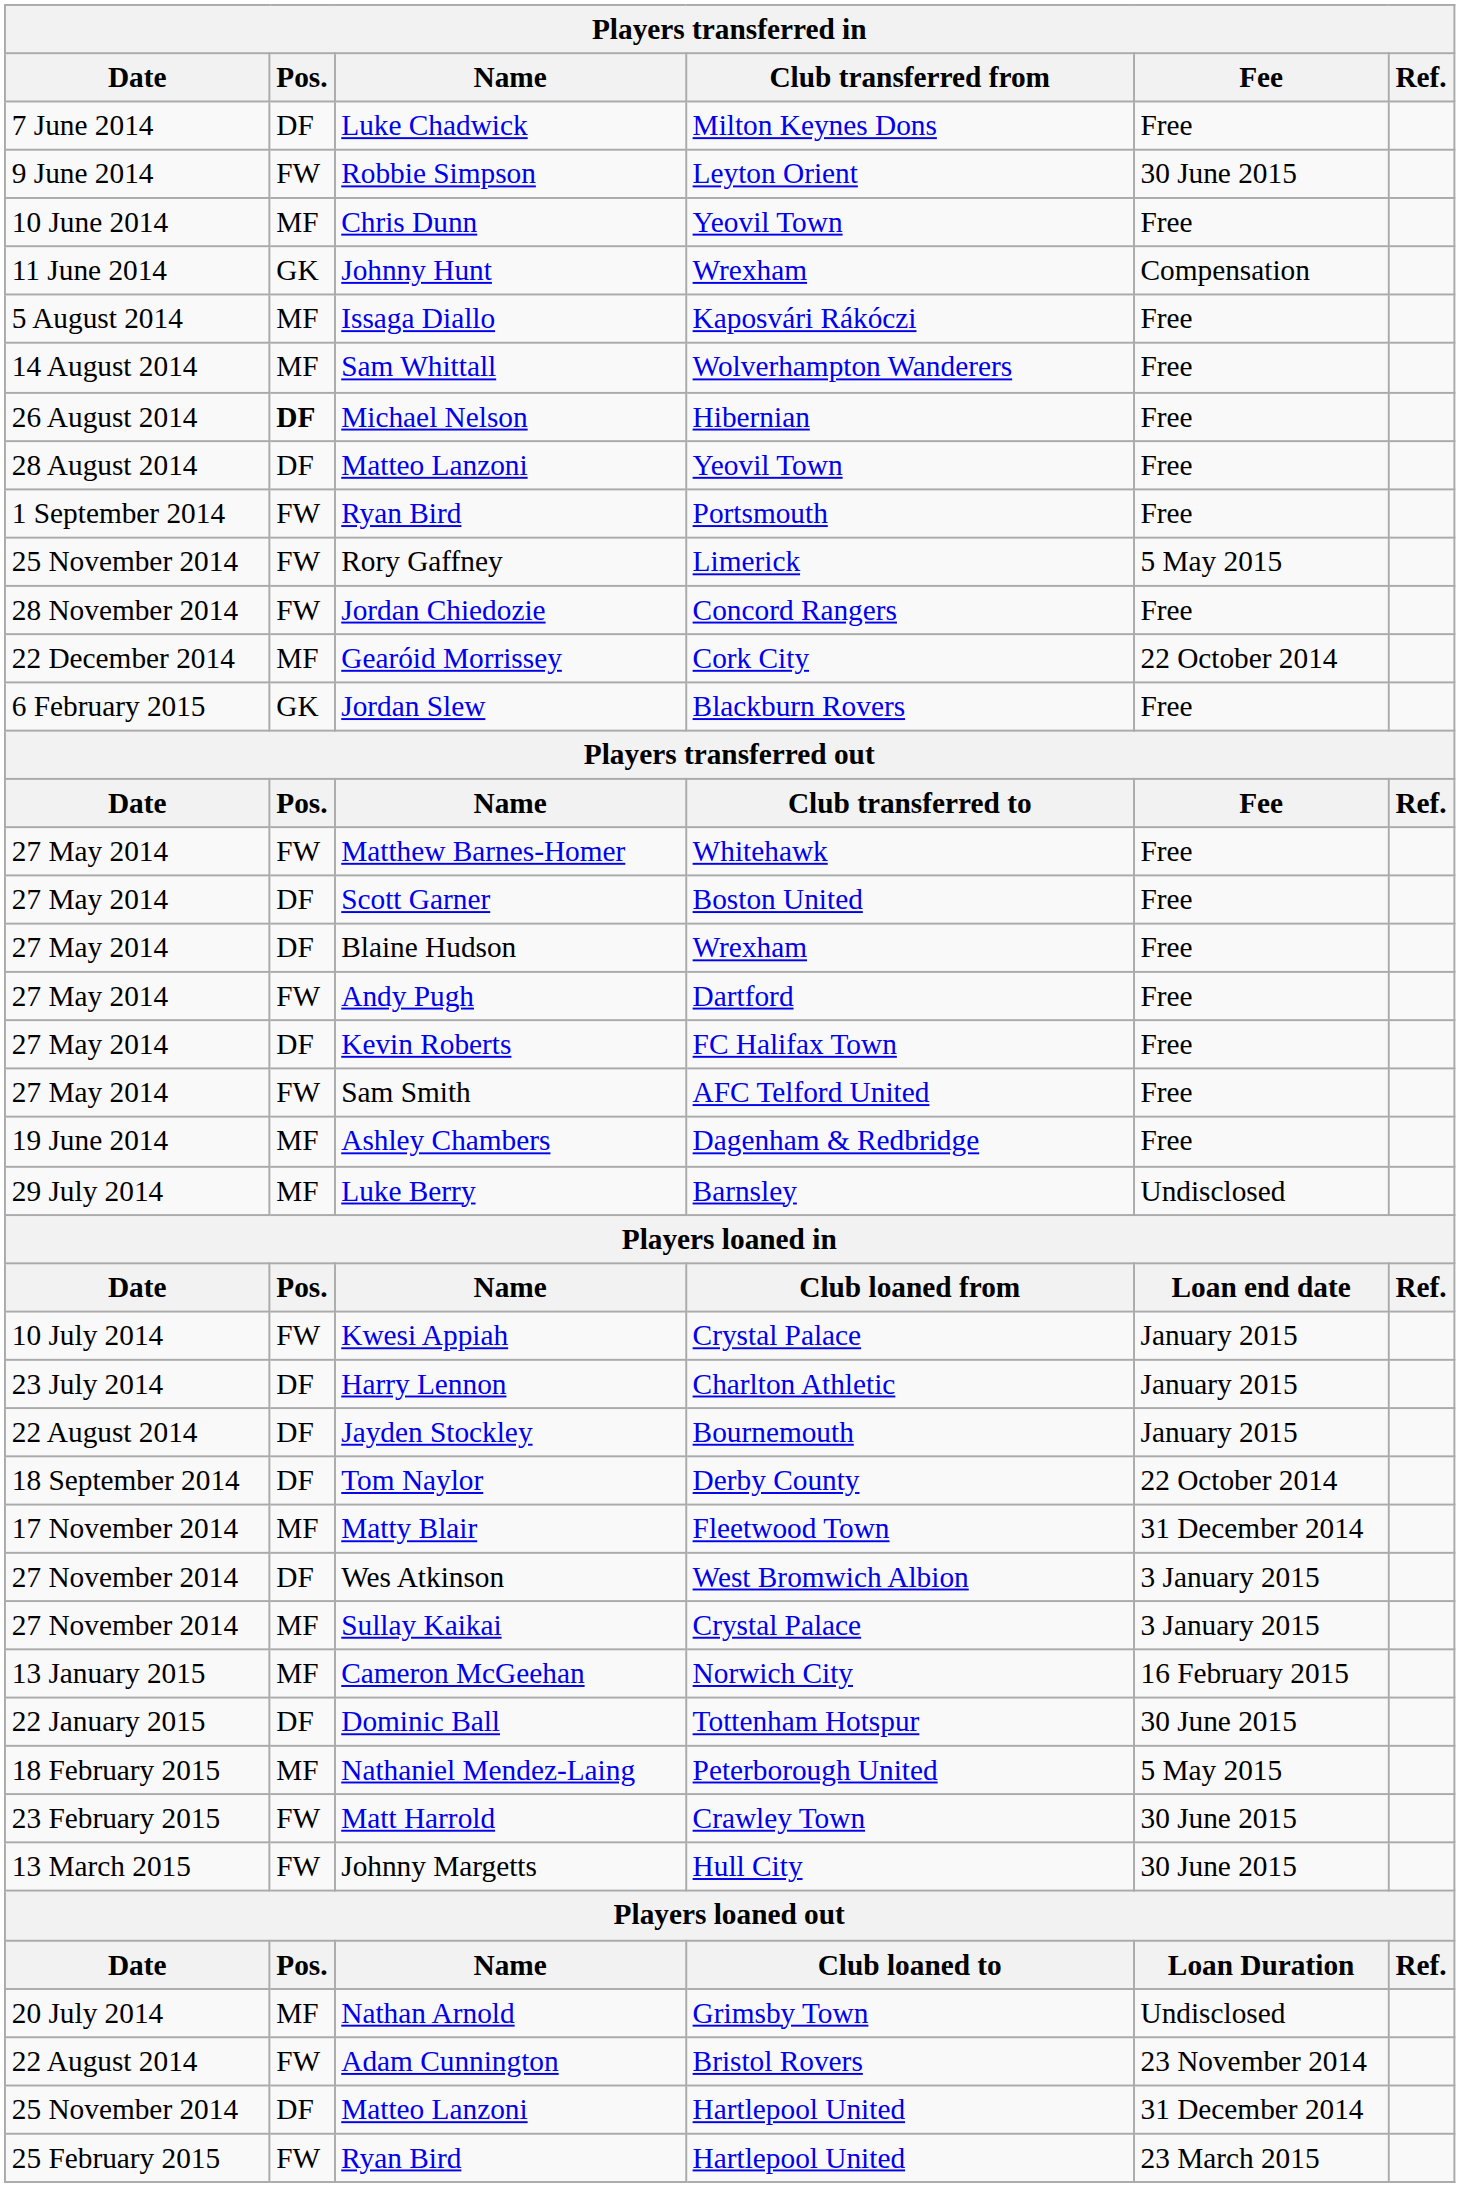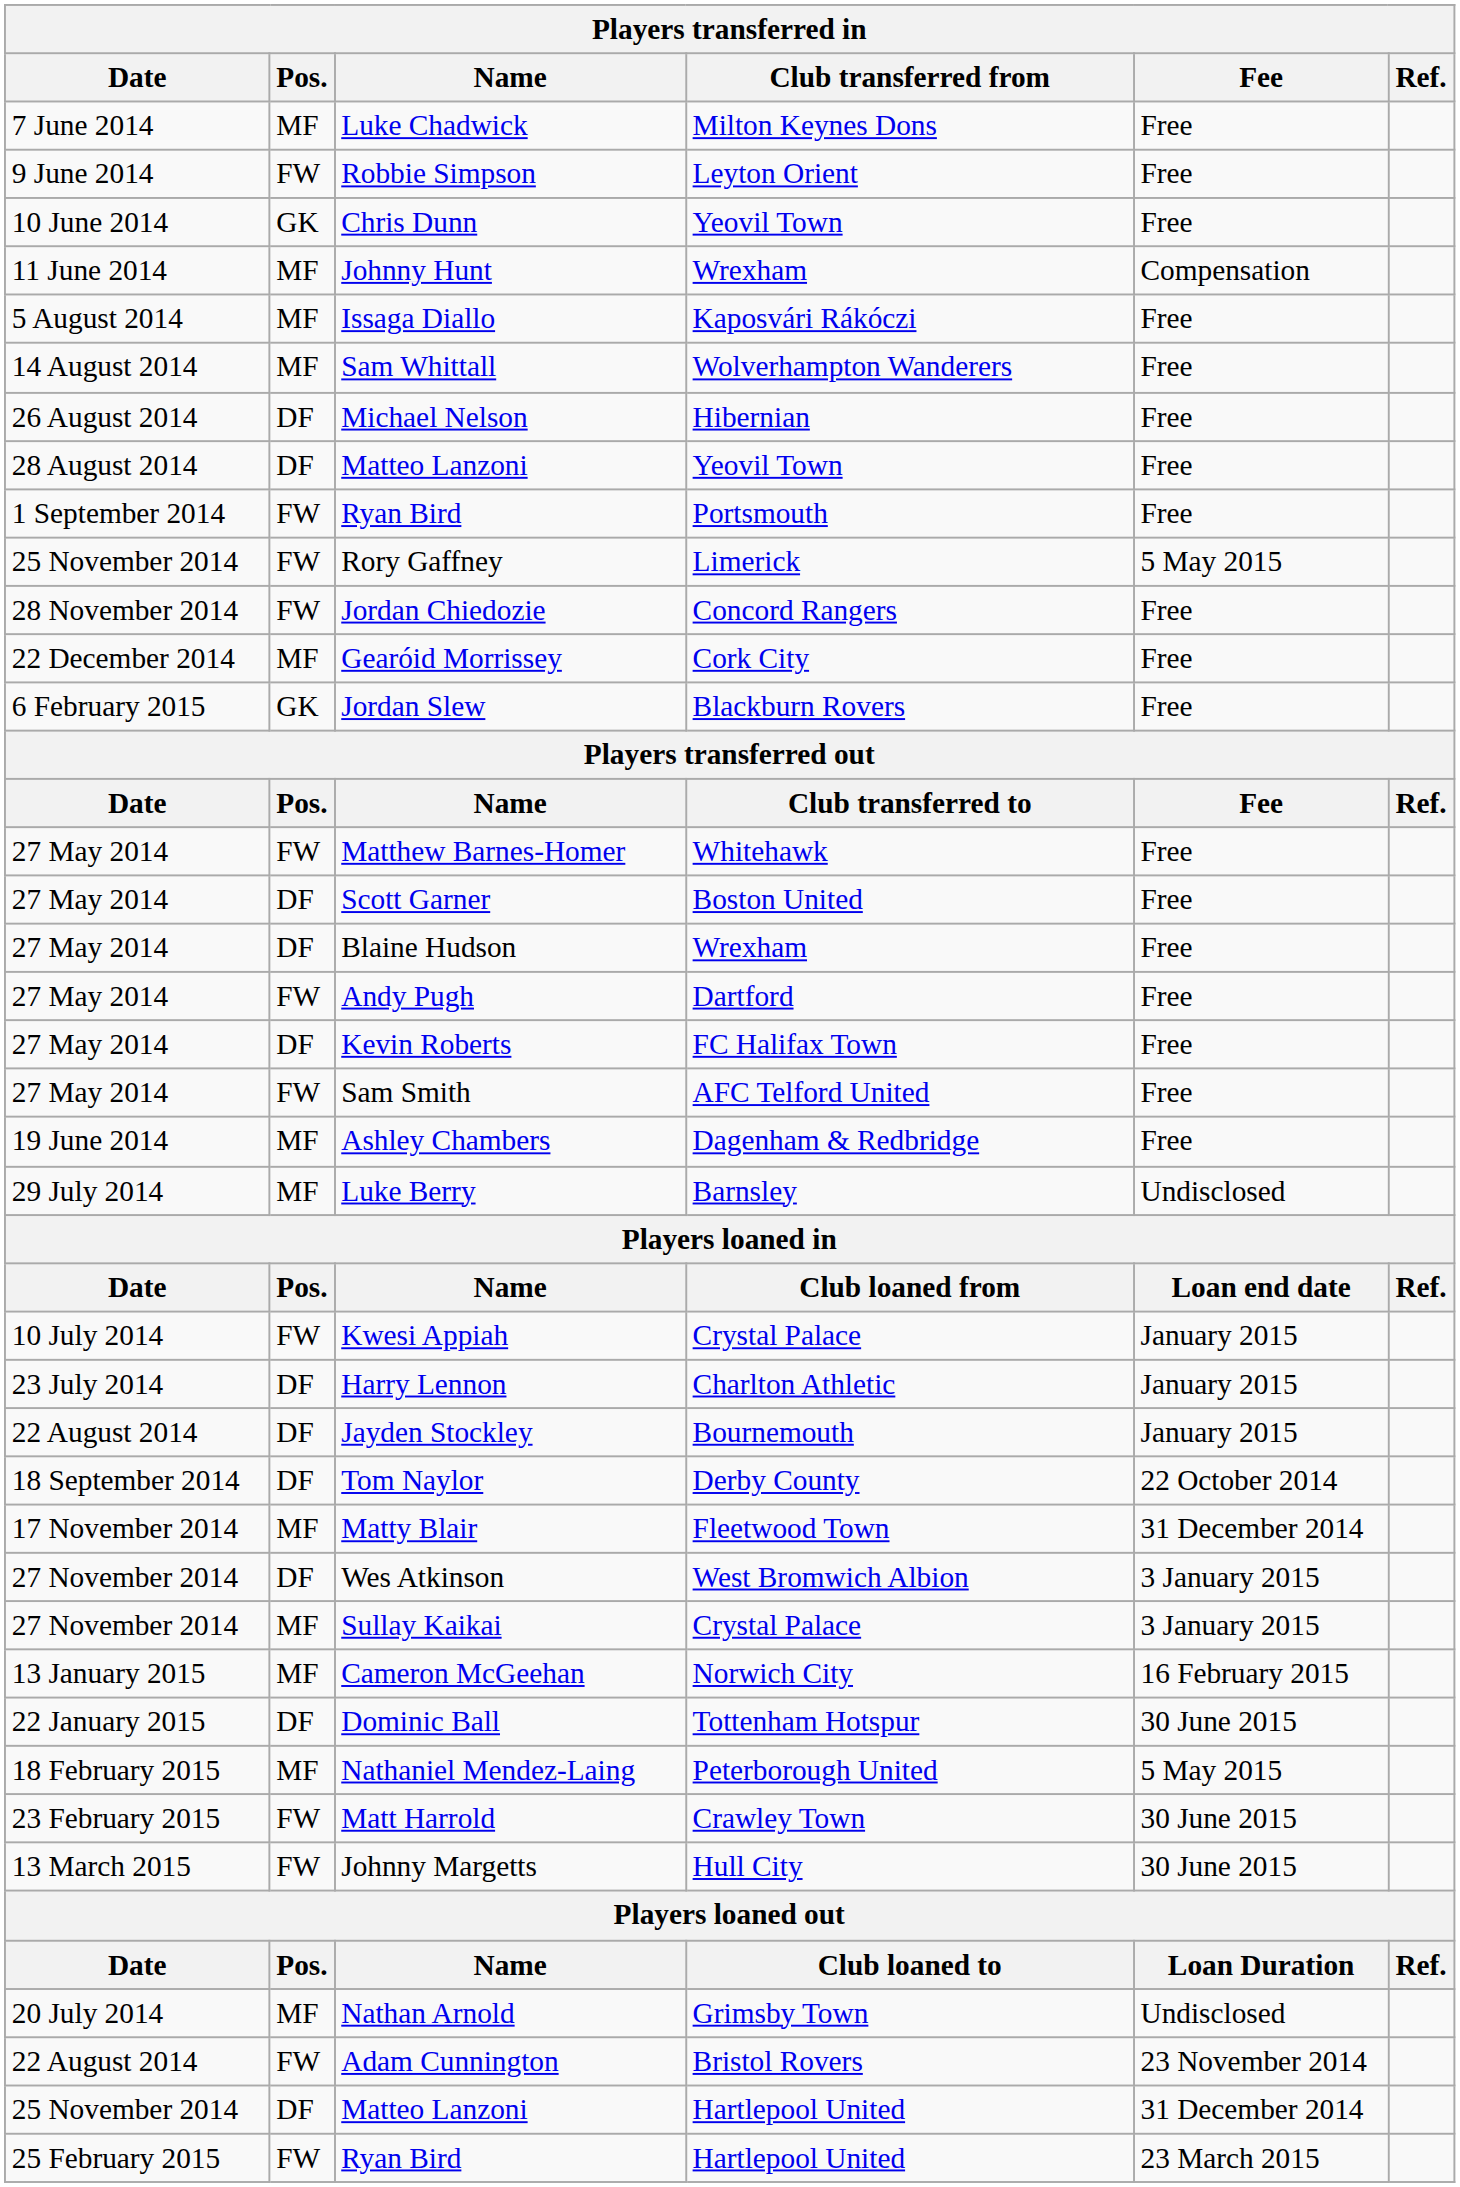(295, 125) DF -> (297, 125) MF
(1219, 173) 30 June 2015 -> (1167, 173) Free
(297, 222) MF -> (297, 222) GK
(297, 270) GK -> (297, 270) MF
(296, 415) bold -> (295, 415) normal
(1239, 657) 22 October 2014 -> (1167, 657) Free
